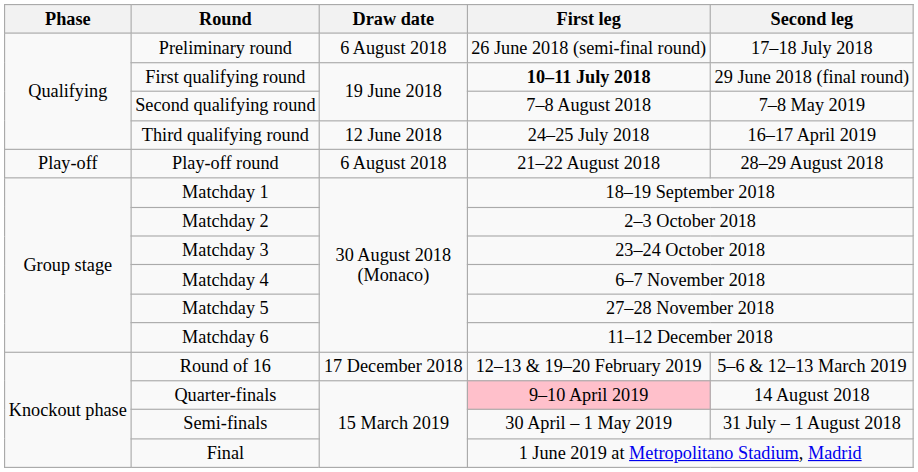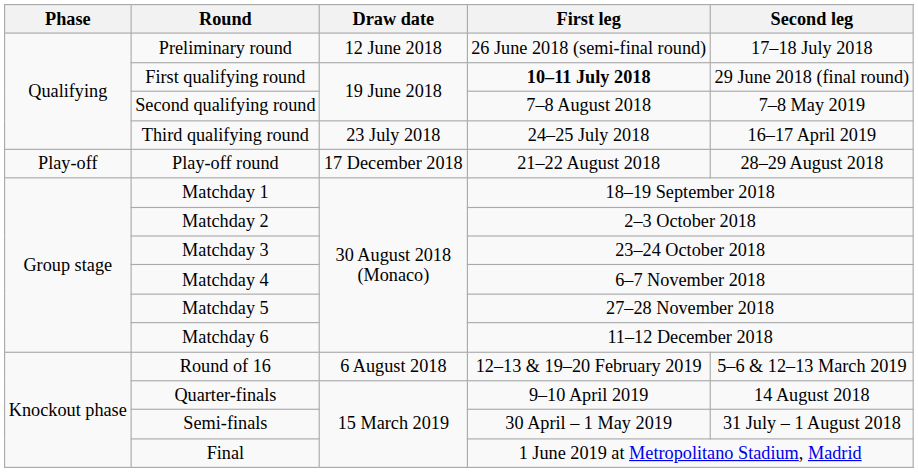(393, 47) 6 August 2018 -> (393, 47) 12 June 2018
(393, 134) 12 June 2018 -> (393, 134) 23 July 2018
(393, 163) 6 August 2018 -> (393, 163) 17 December 2018
(393, 366) 17 December 2018 -> (393, 366) 6 August 2018
(589, 395) pink background -> (589, 395) no background
